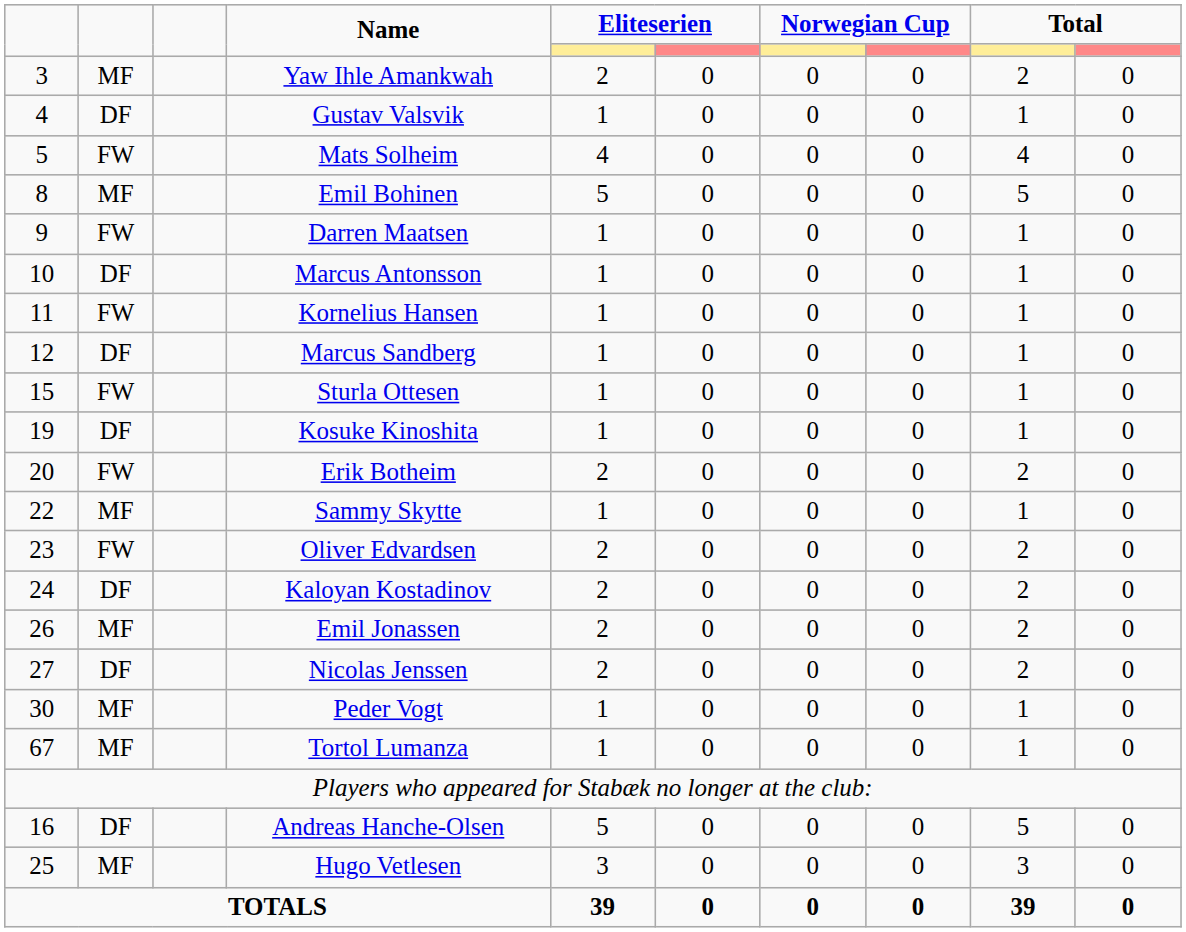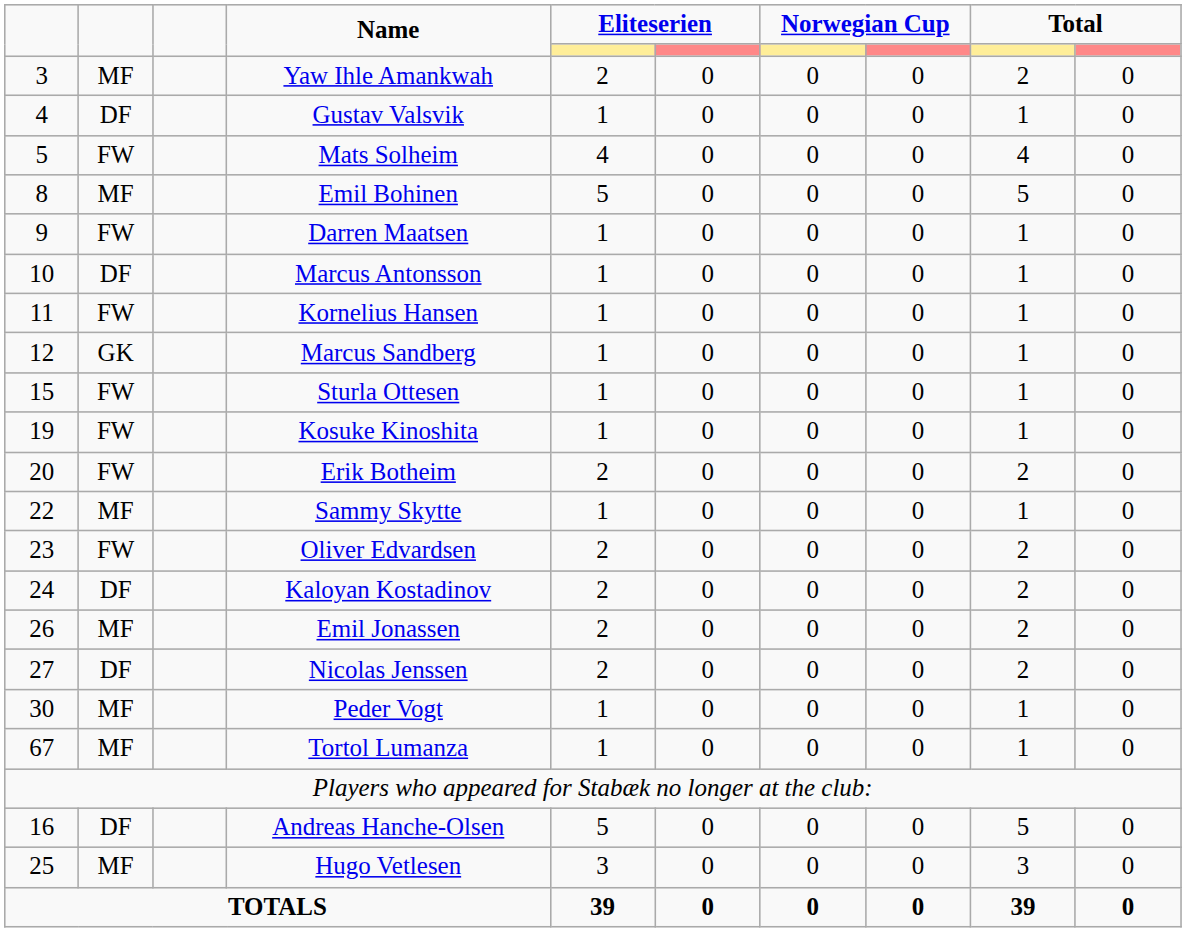(116, 352) DF -> (116, 352) GK
(116, 431) DF -> (116, 431) FW
